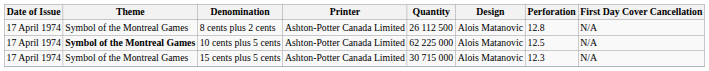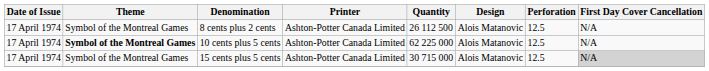(536, 27) 12.8 -> (536, 27) 12.5
(536, 58) 12.3 -> (536, 58) 12.5
(589, 58) no background -> (589, 58) lightgrey background
